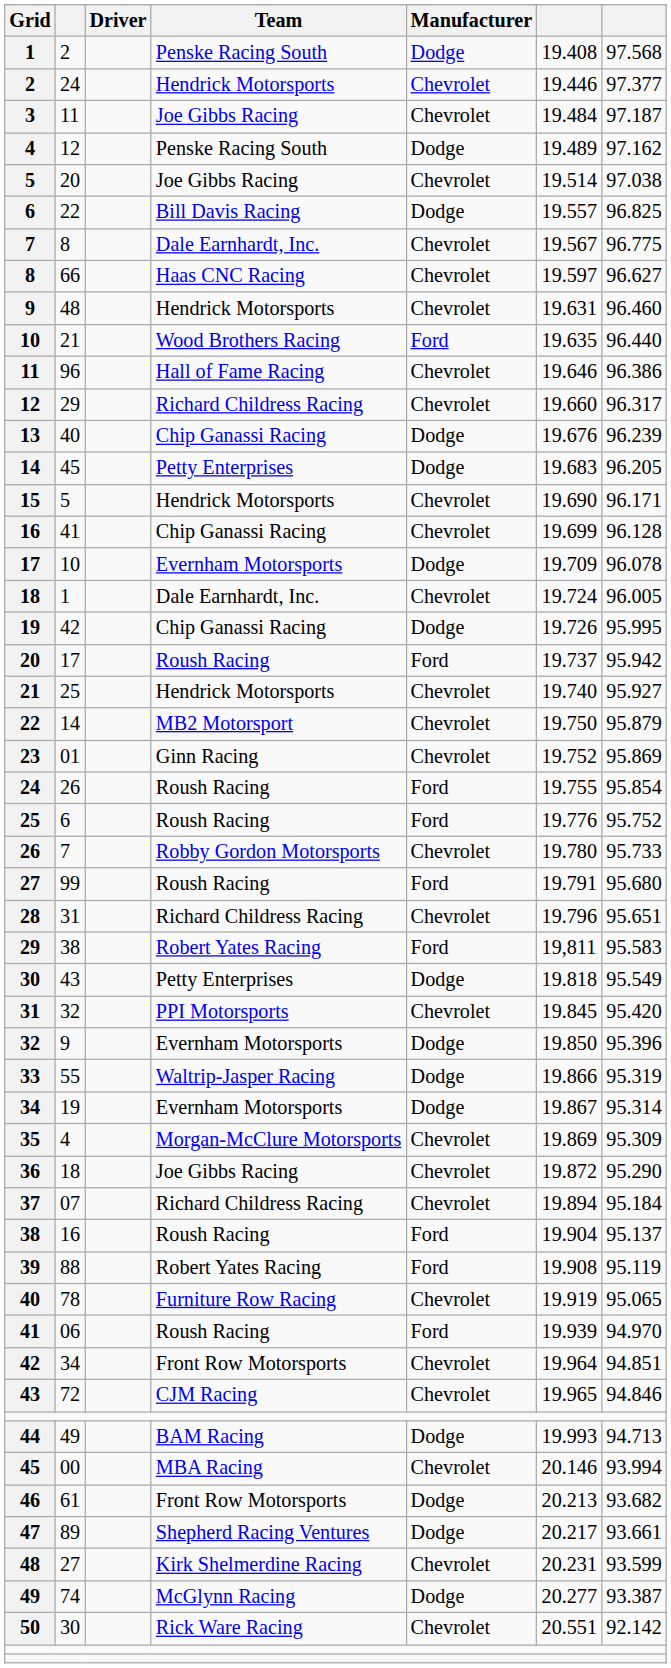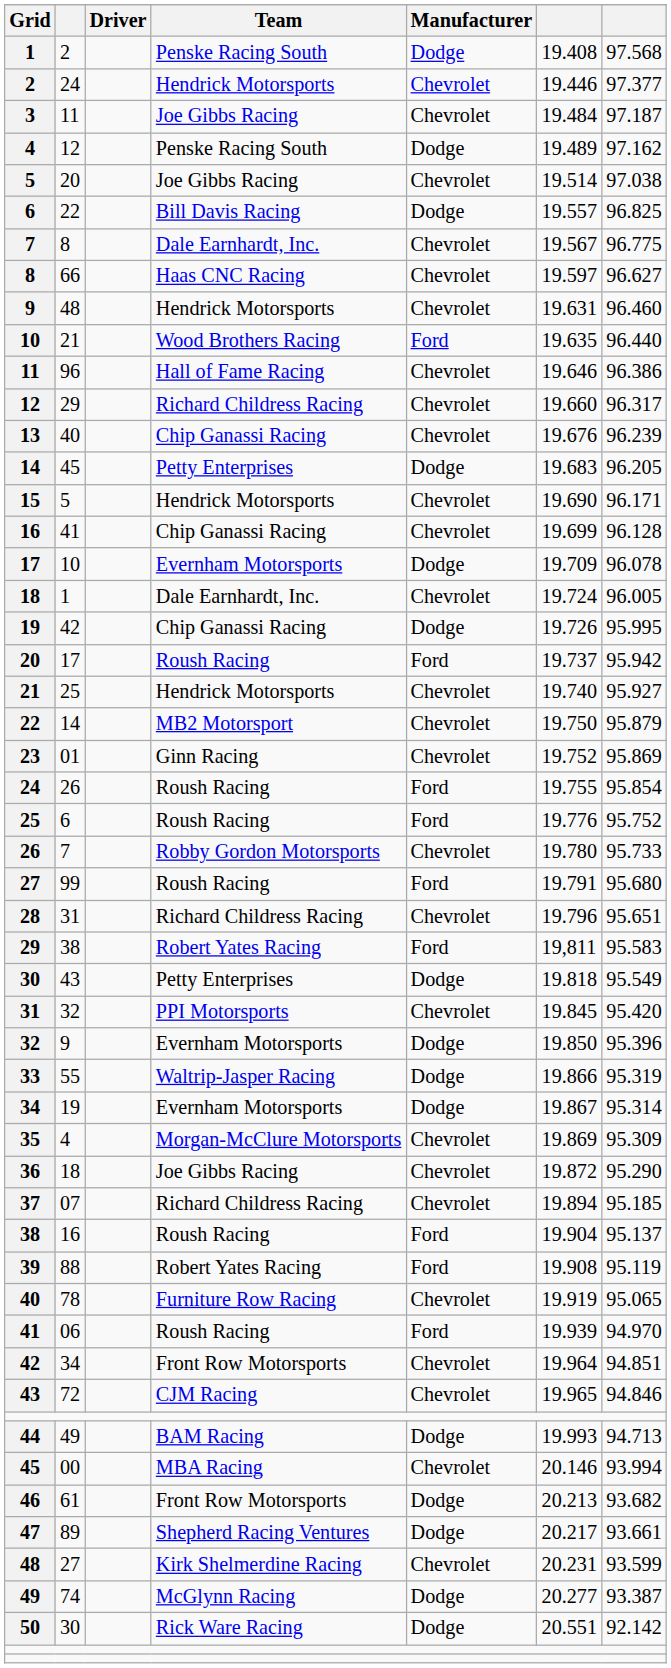(437, 436) Dodge -> (450, 436) Chevrolet
(634, 1203) 95.184 -> (634, 1203) 95.185
(450, 1628) Chevrolet -> (437, 1628) Dodge
